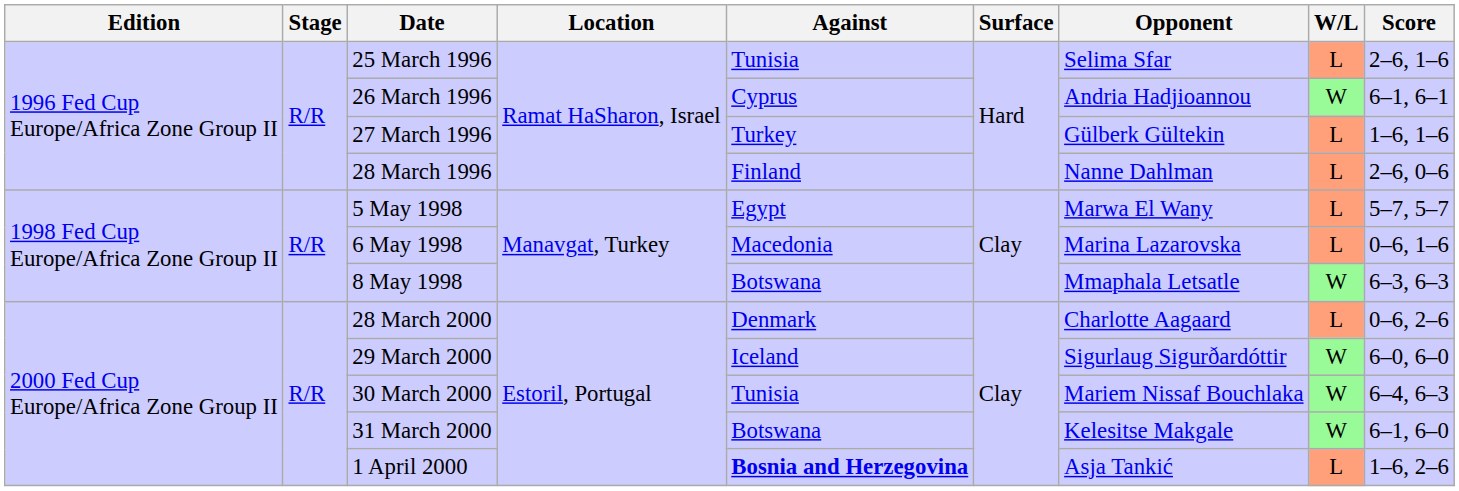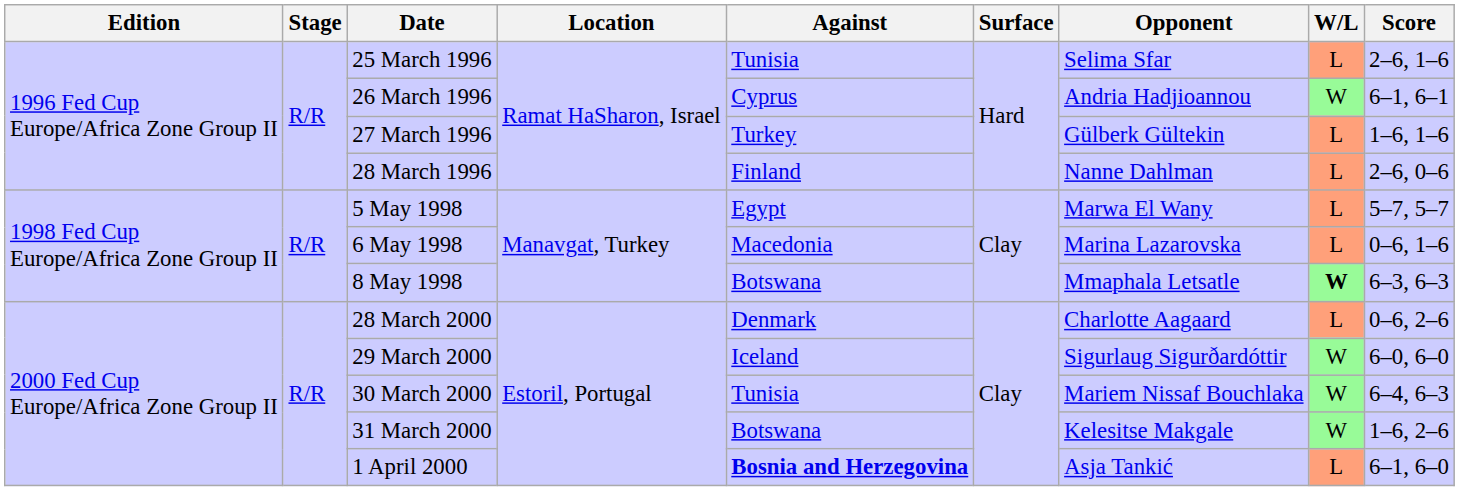(1336, 281) normal -> (1336, 281) bold
(1409, 429) 6–1, 6–0 -> (1409, 429) 1–6, 2–6
(1409, 466) 1–6, 2–6 -> (1409, 466) 6–1, 6–0
